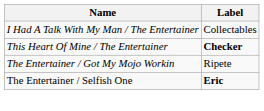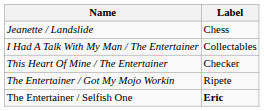+ row: (50, 30)
(223, 47) bold -> (221, 64) normal
